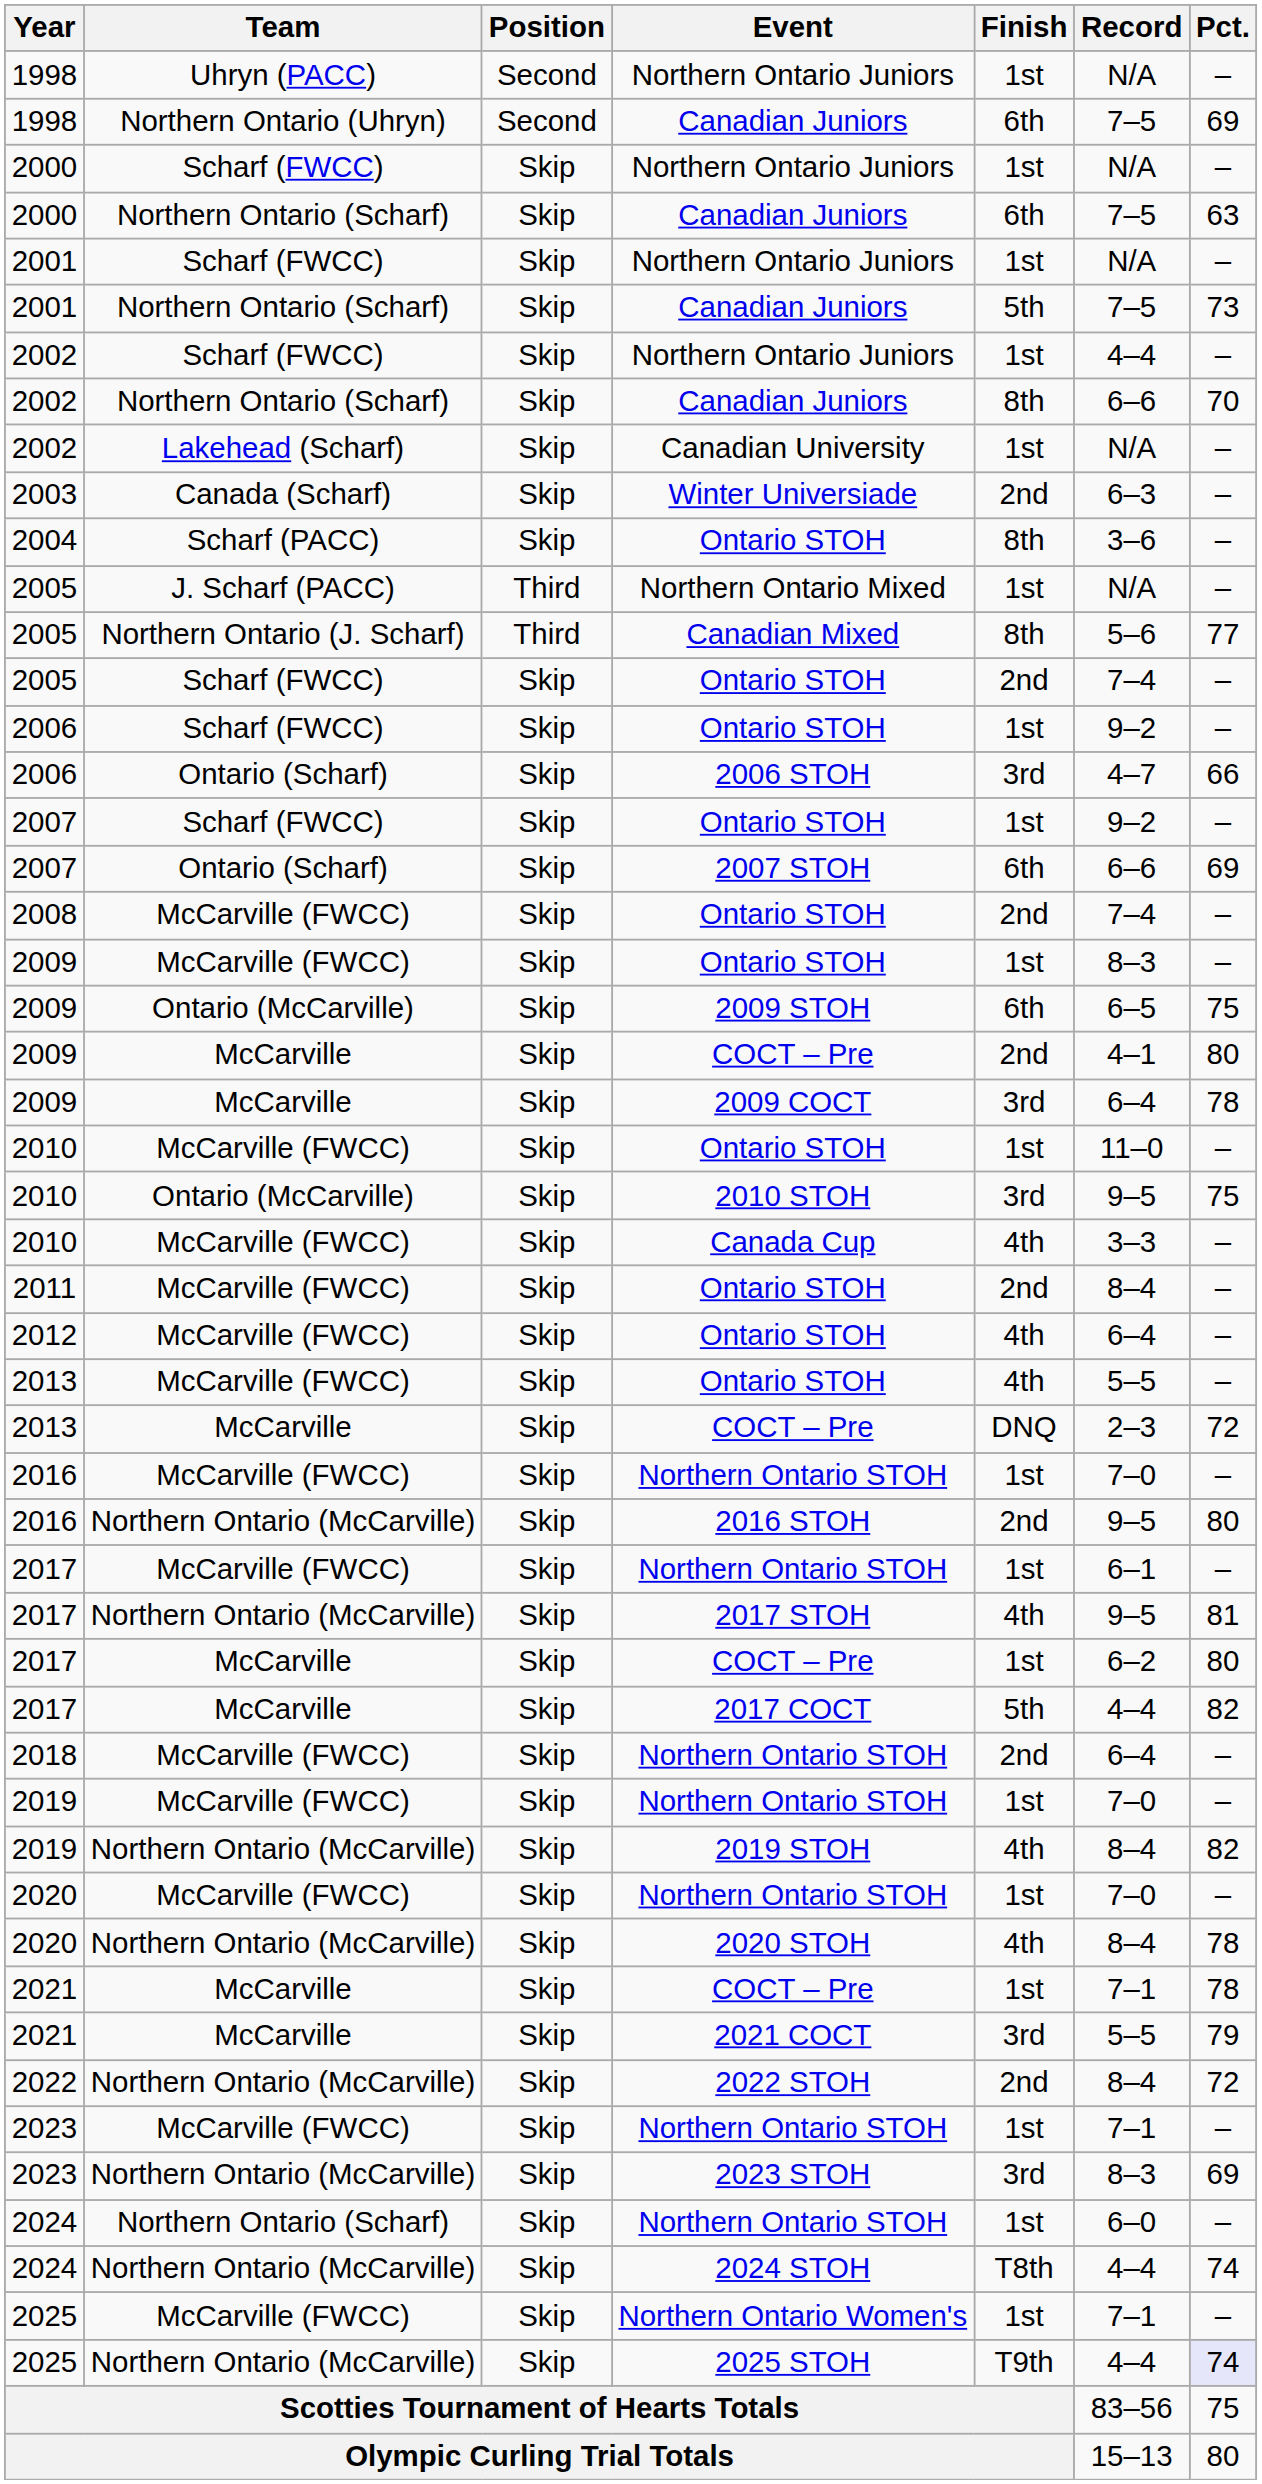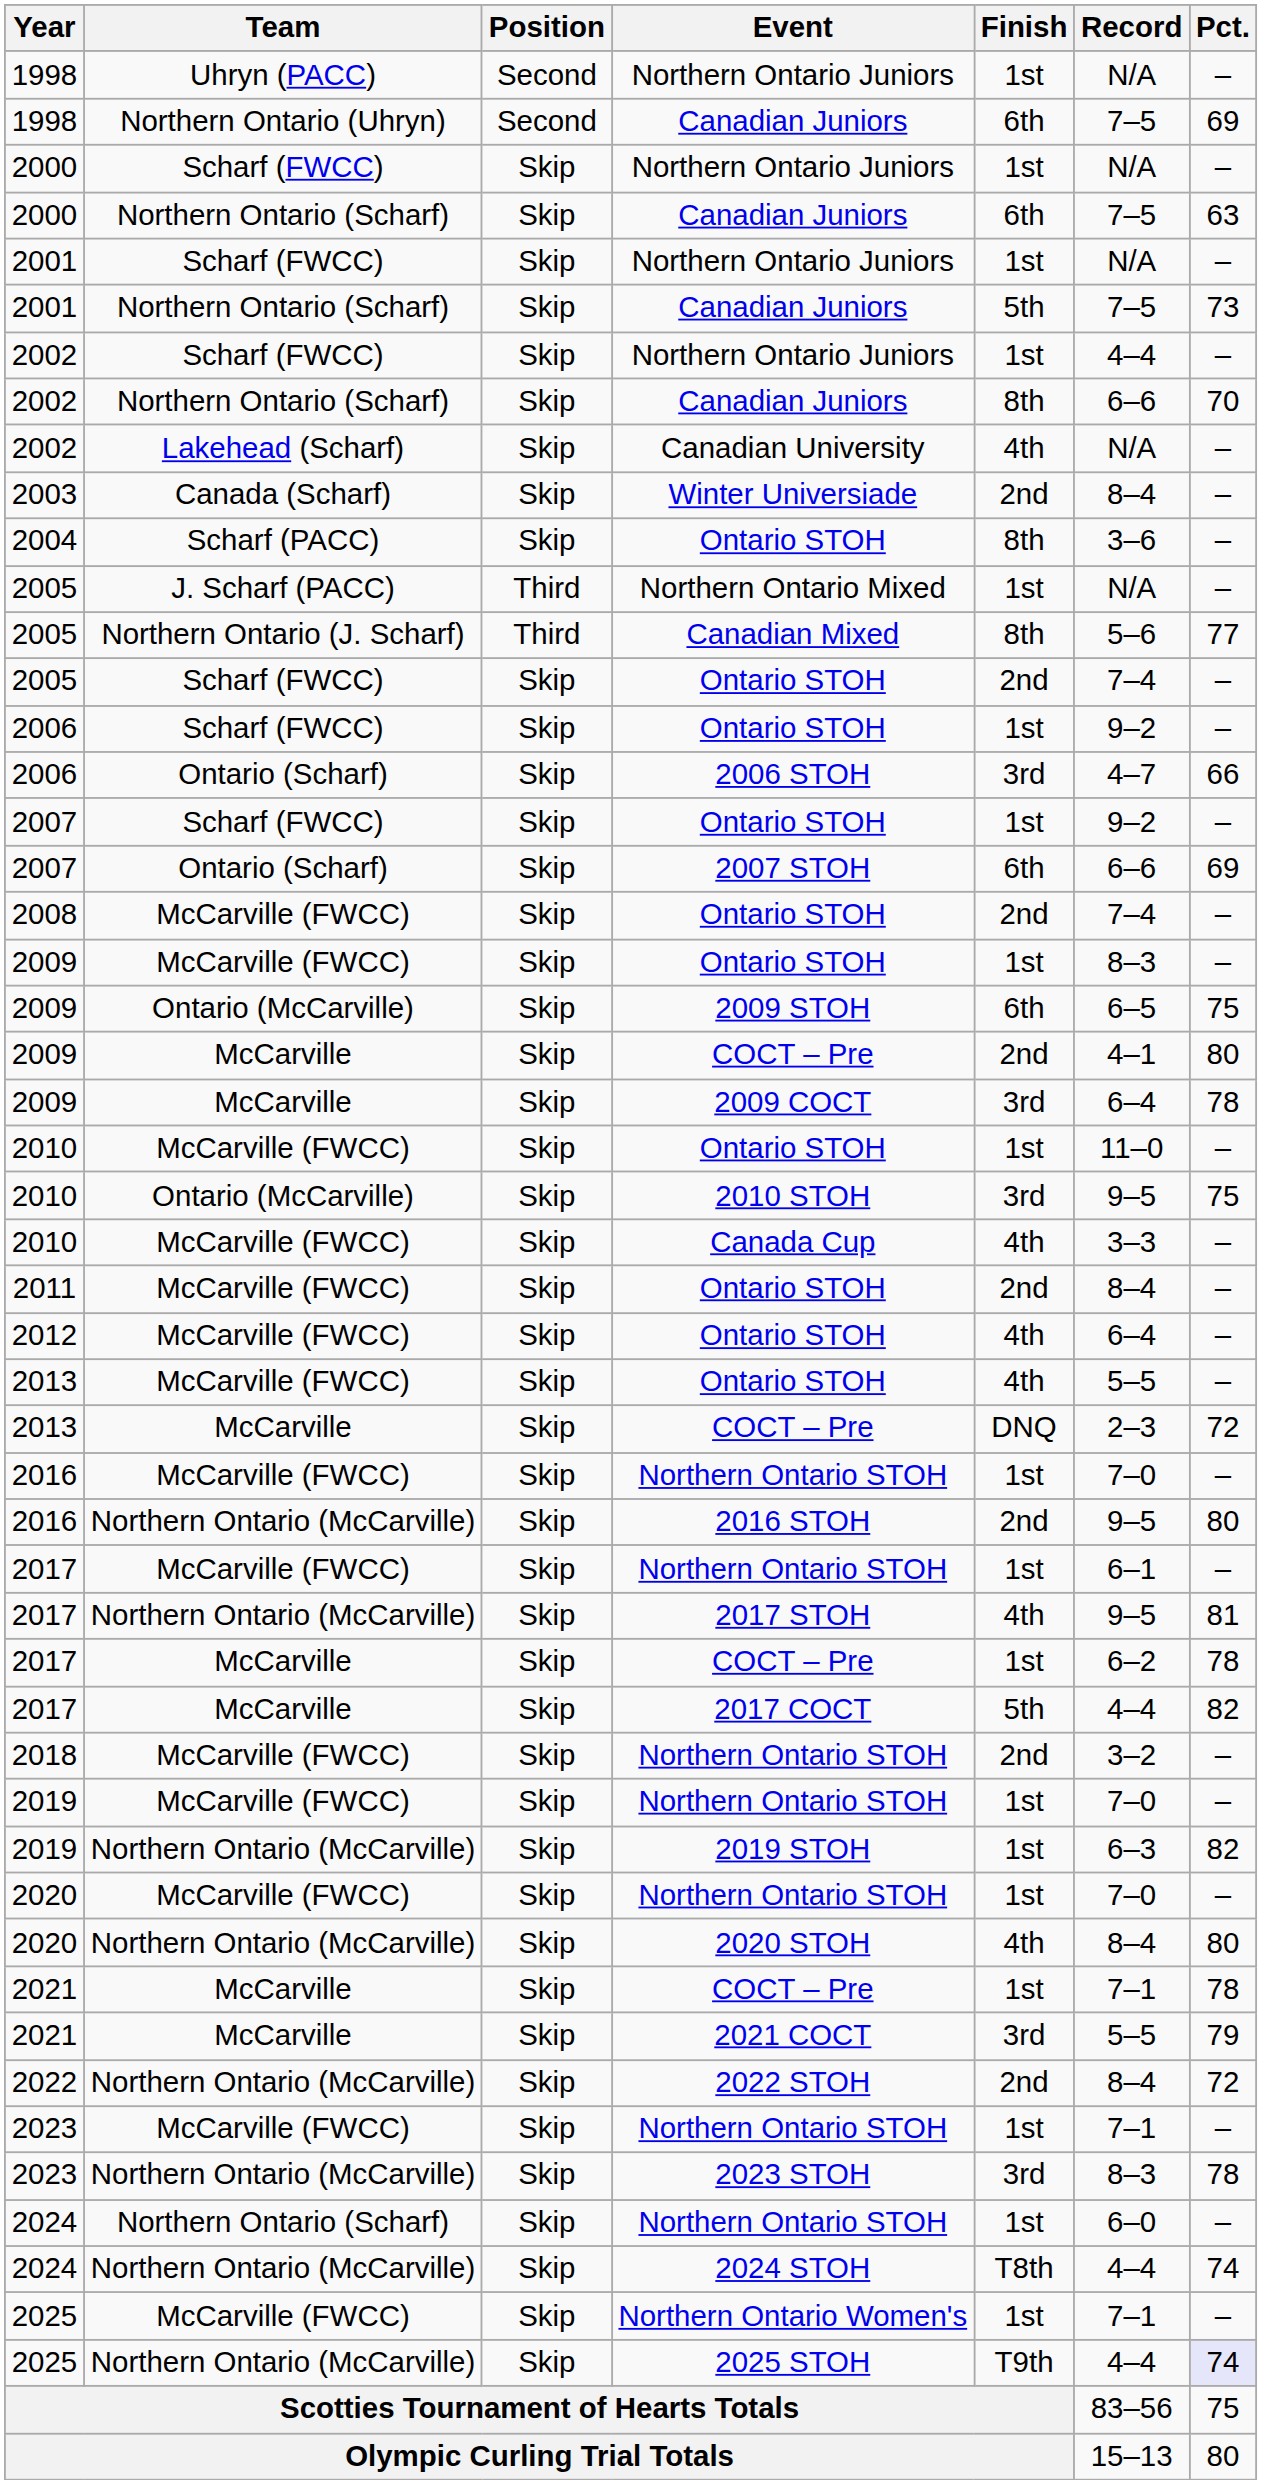(1024, 448) 1st -> (1024, 448) 4th
(1132, 494) 6–3 -> (1132, 494) 8–4
(1223, 1661) 80 -> (1223, 1661) 78
(1132, 1755) 6–4 -> (1132, 1755) 3–2
(1024, 1848) 4th -> (1024, 1848) 1st
(1132, 1848) 8–4 -> (1132, 1848) 6–3
(1223, 1942) 78 -> (1223, 1942) 80
(1223, 2175) 69 -> (1223, 2175) 78
